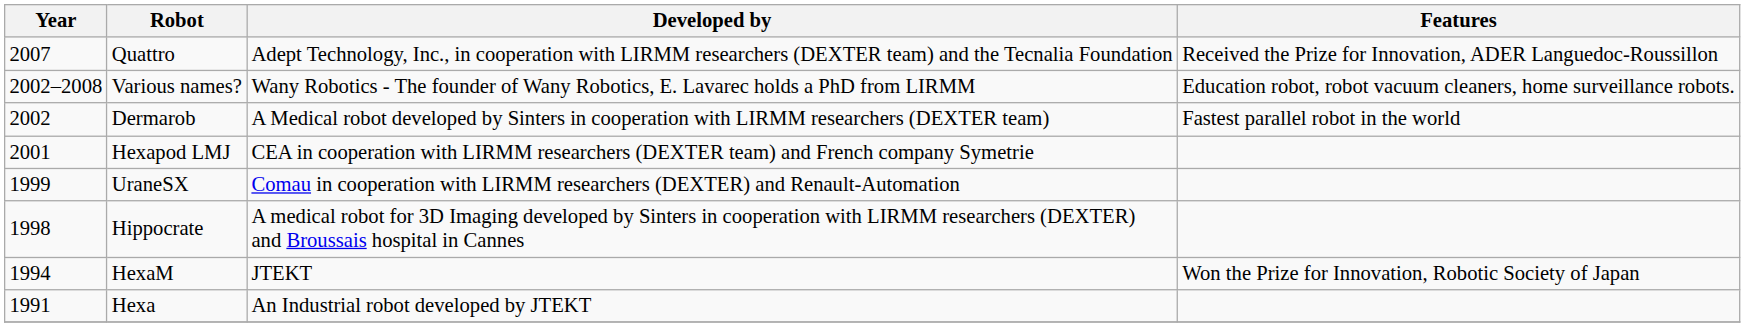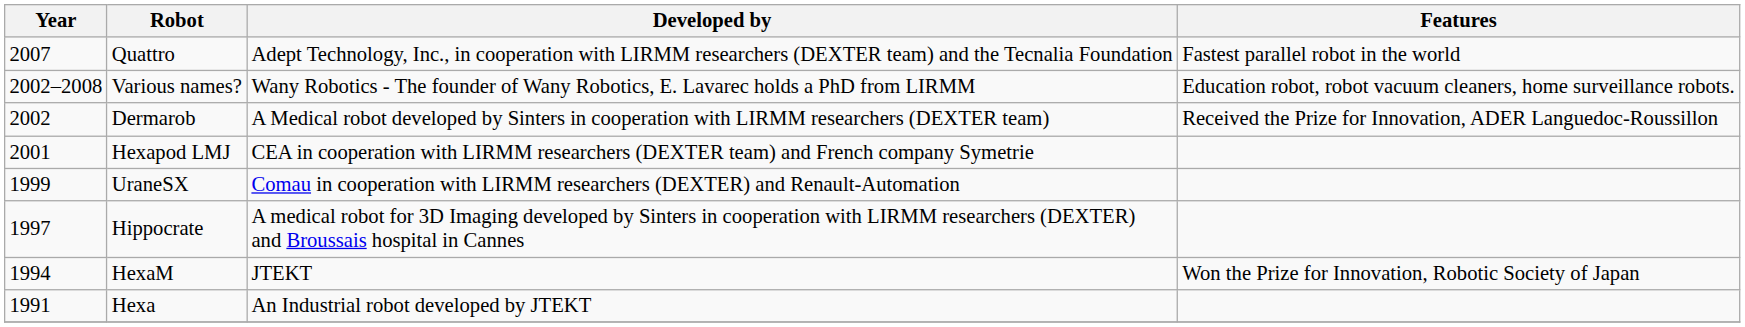(1450, 53) Received the Prize for Innovation, ADER Languedoc-Roussillon -> (1321, 53) Fastest parallel robot in the world
(1321, 119) Fastest parallel robot in the world -> (1450, 119) Received the Prize for Innovation, ADER Languedoc-Roussillon
(30, 228) 1998 -> (30, 228) 1997
